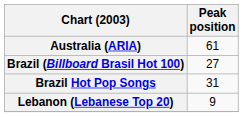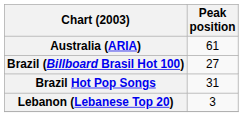(213, 102) 9 -> (213, 102) 3
